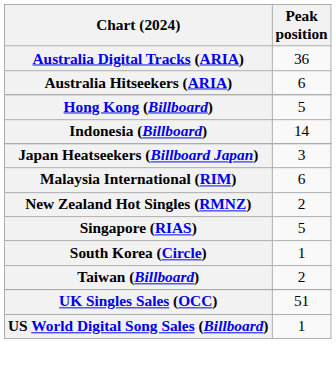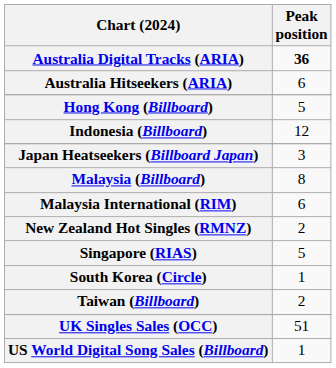(302, 58) normal -> (302, 58) bold
(302, 131) 14 -> (302, 131) 12
+ row: (138, 180)
